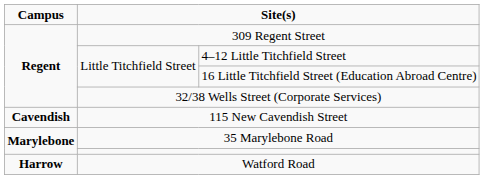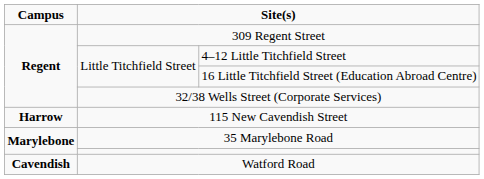(41, 117) Cavendish -> (41, 117) Harrow
(41, 164) Harrow -> (41, 164) Cavendish
